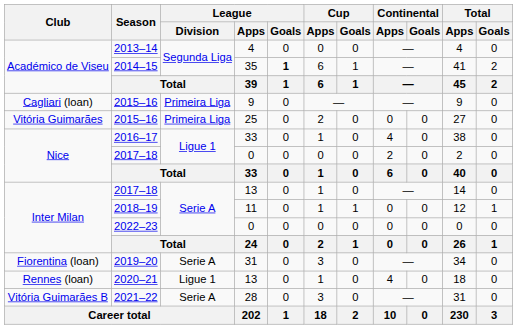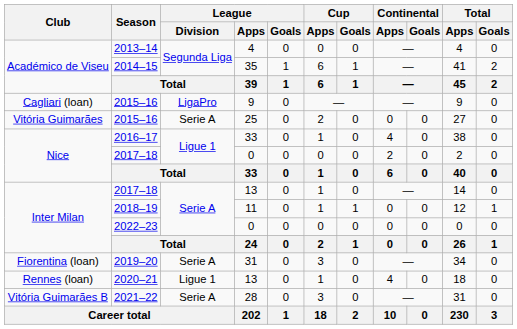(286, 66) bold -> (286, 66) normal
(197, 102) Primeira Liga -> (197, 102) LigaPro
(197, 119) Primeira Liga -> (197, 119) Serie A
